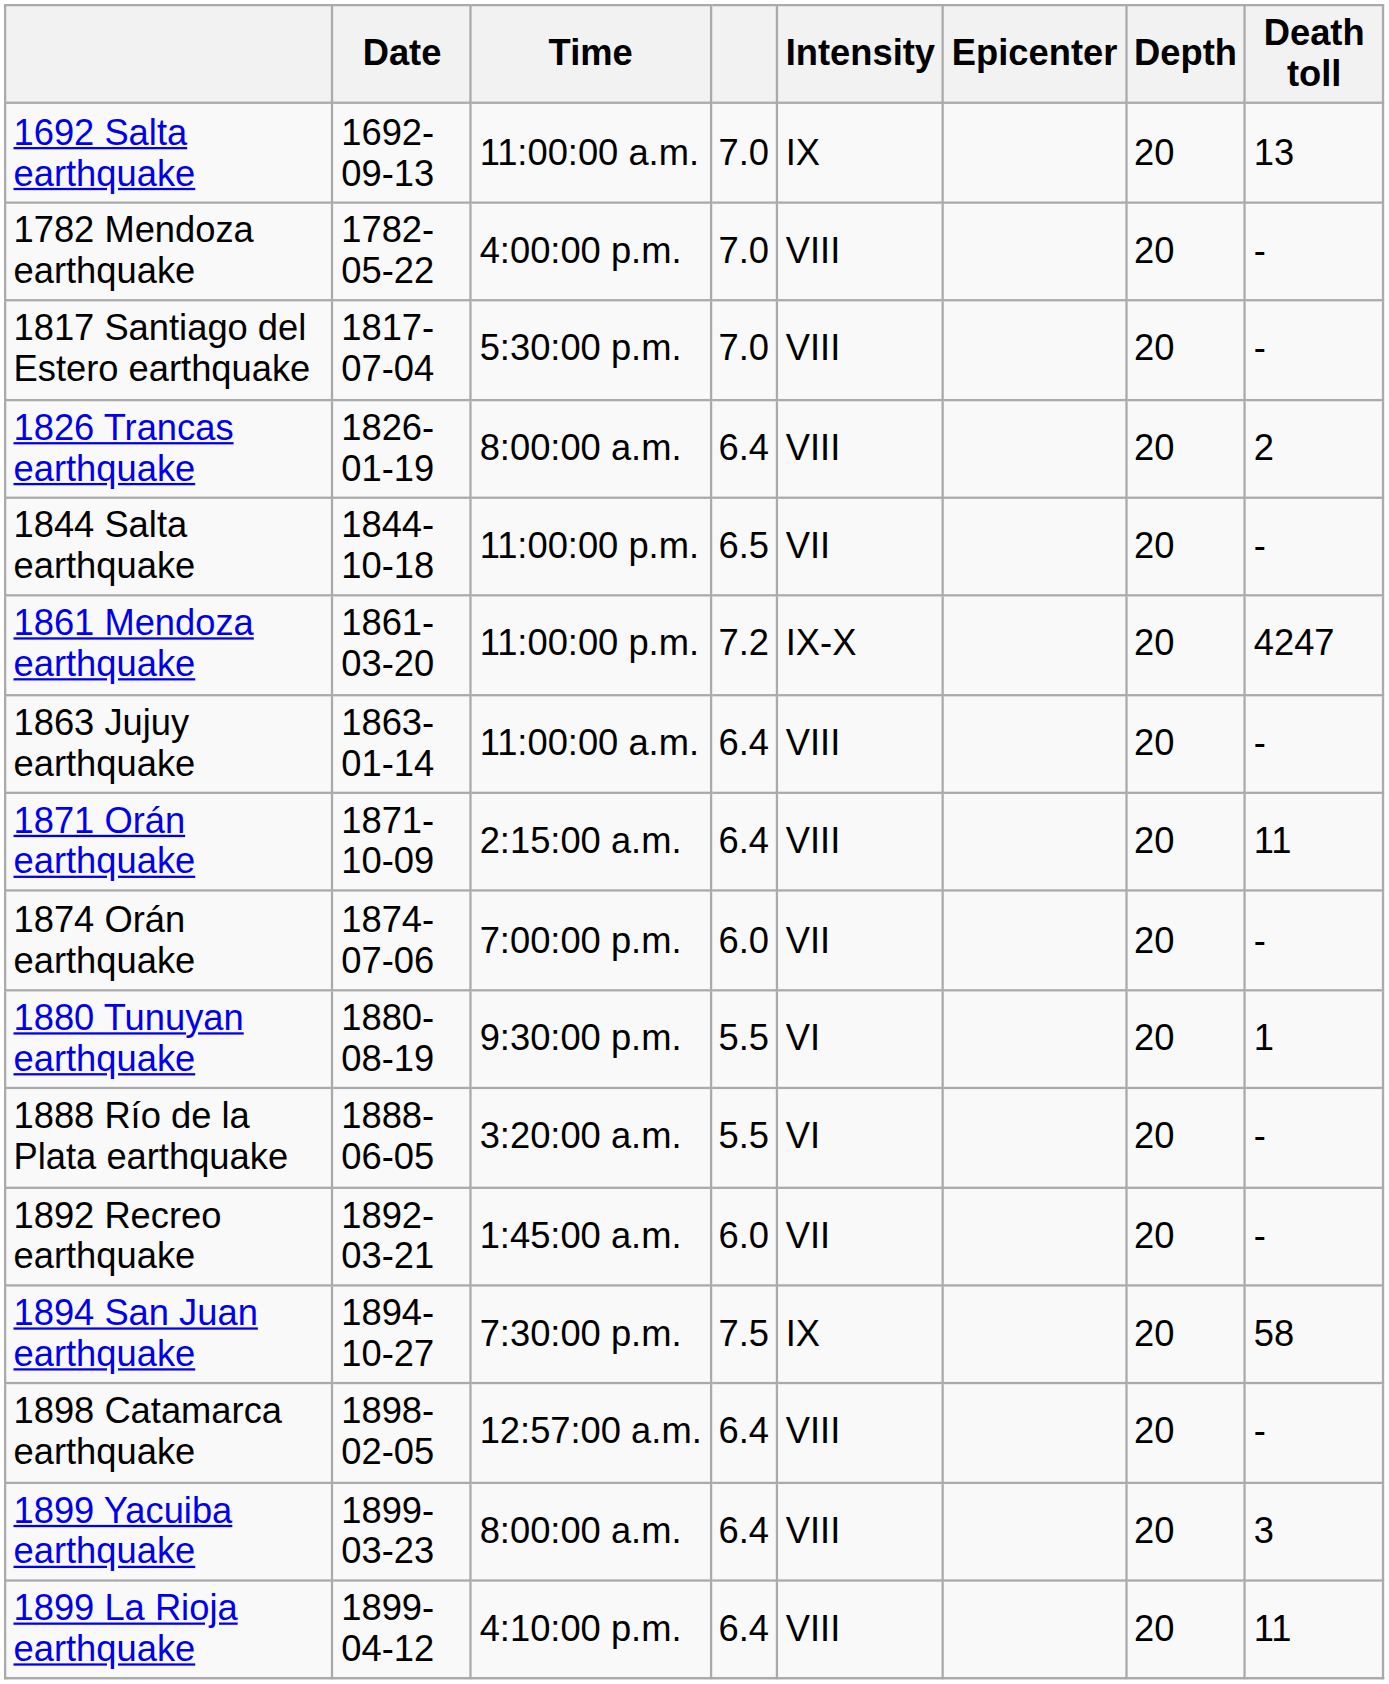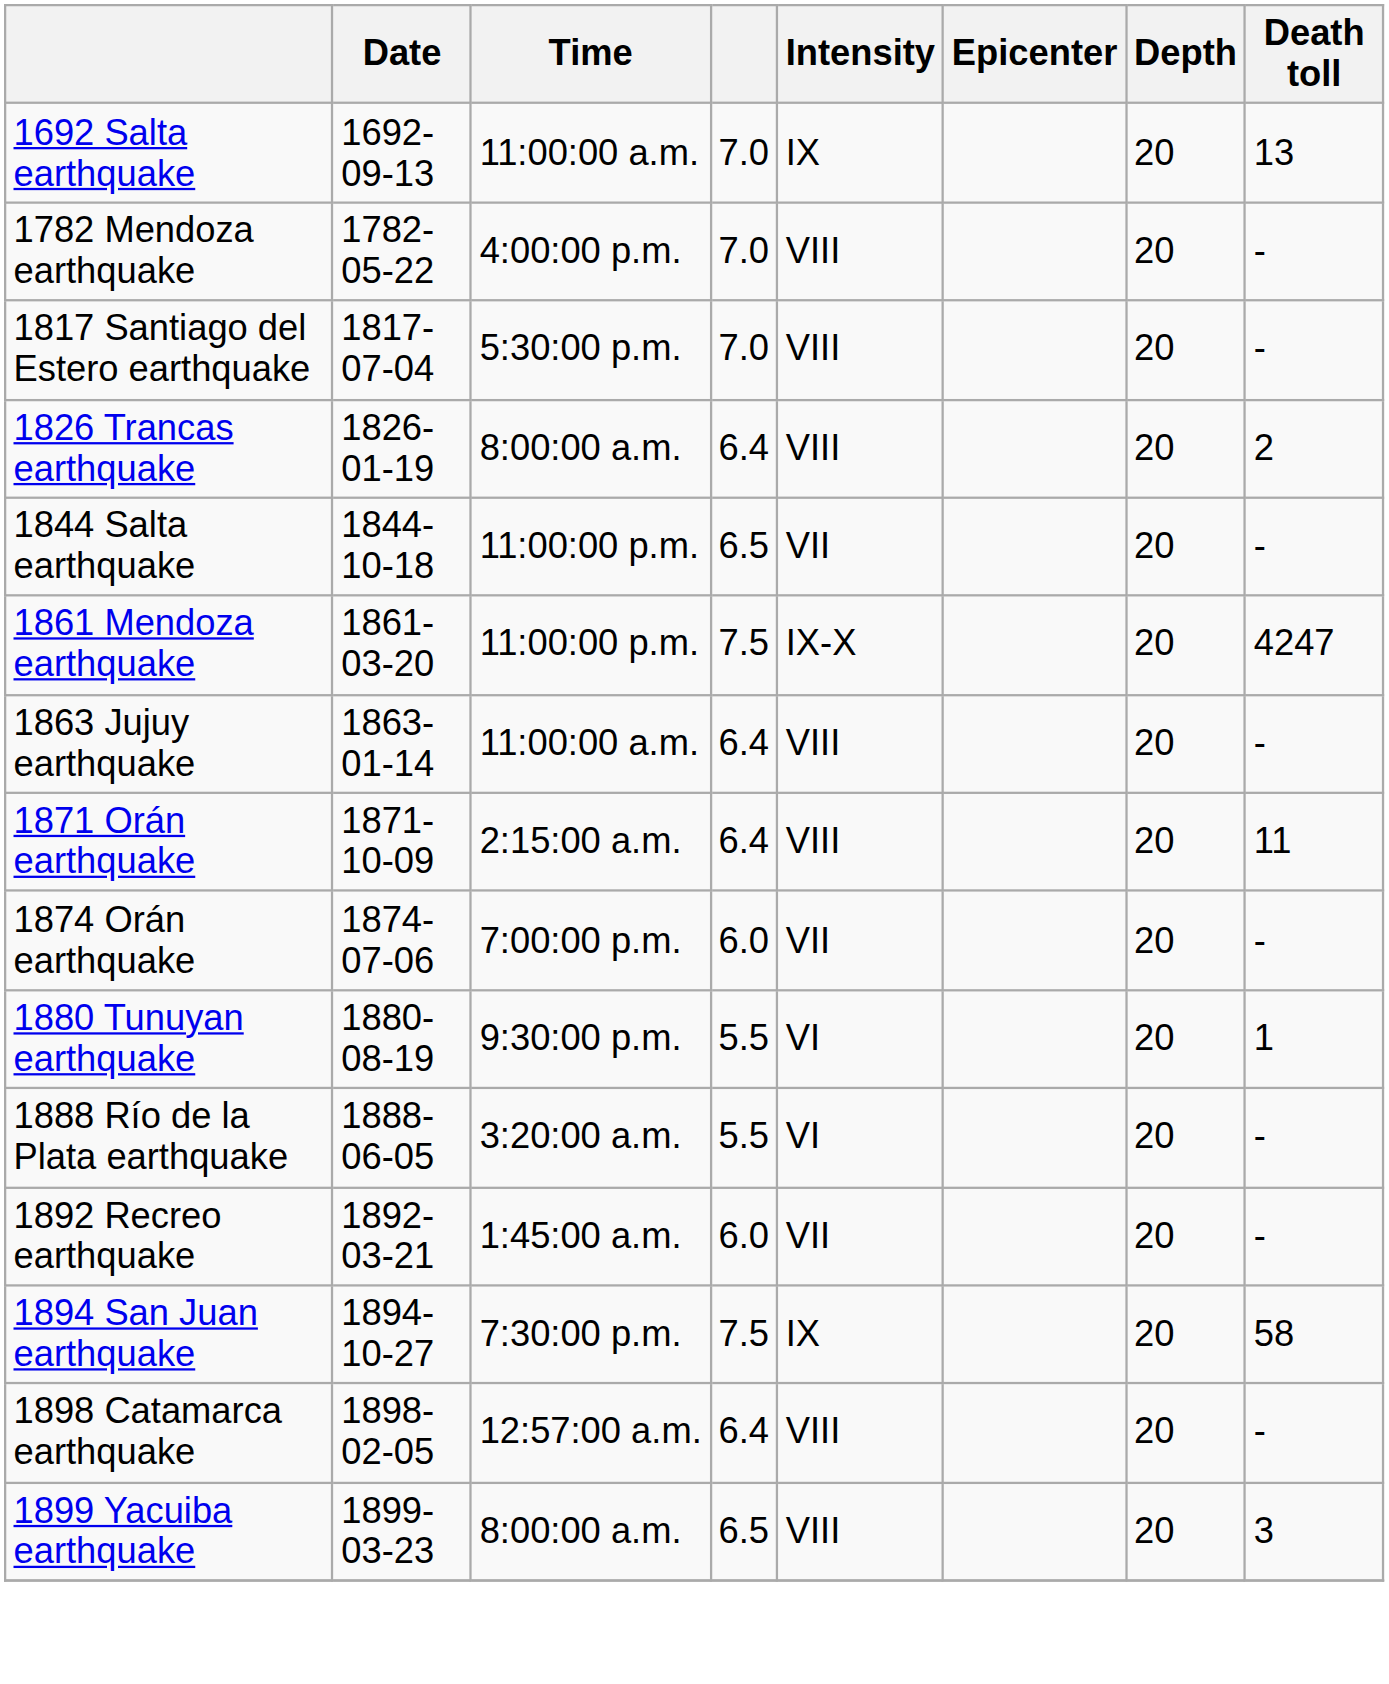(744, 644) 7.2 -> (744, 644) 7.5
(744, 1530) 6.4 -> (744, 1530) 6.5
- row: (126, 1629)
